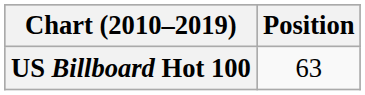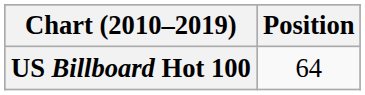(309, 67) 63 -> (309, 67) 64
